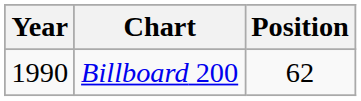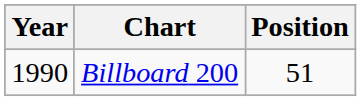(300, 71) 62 -> (300, 71) 51
